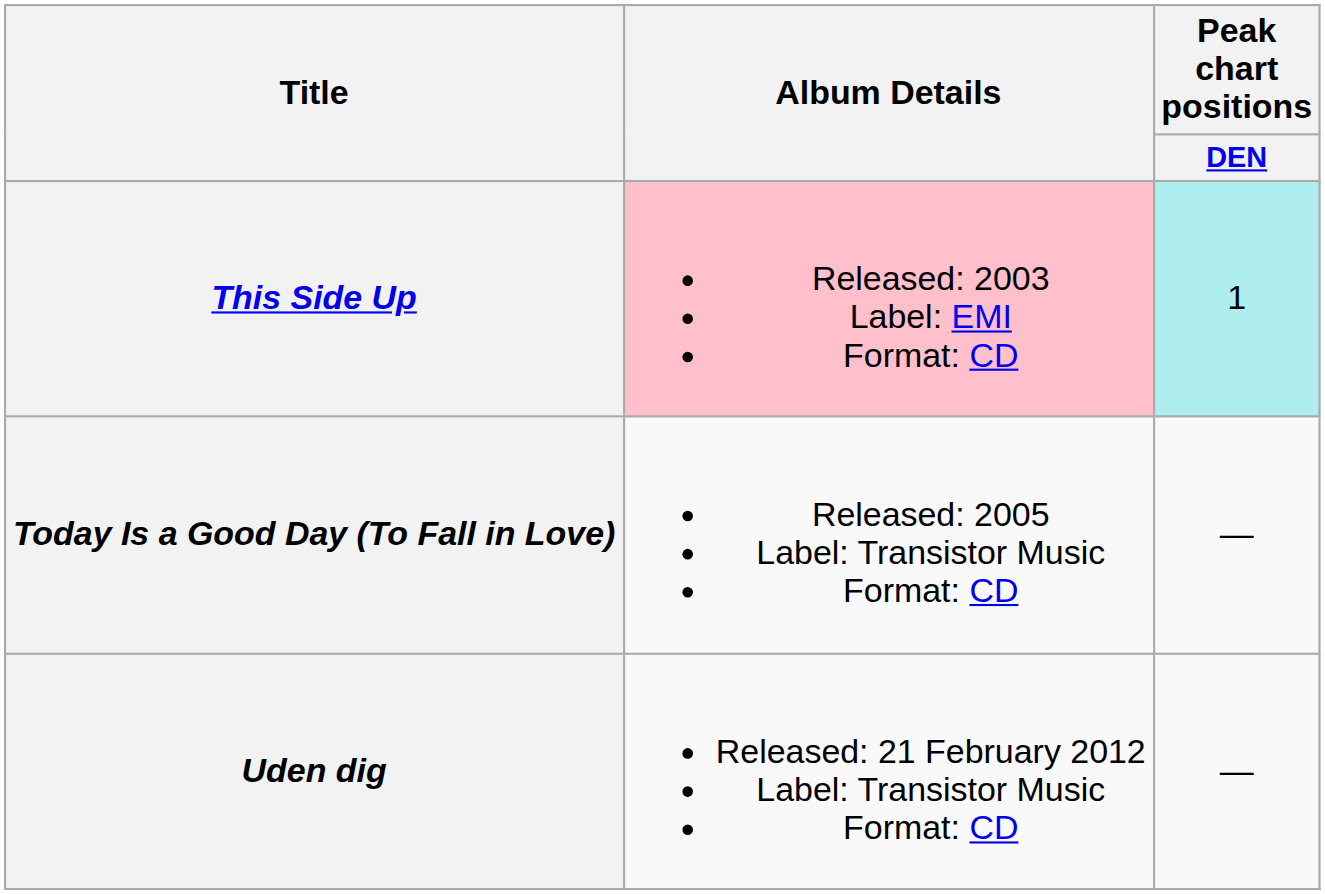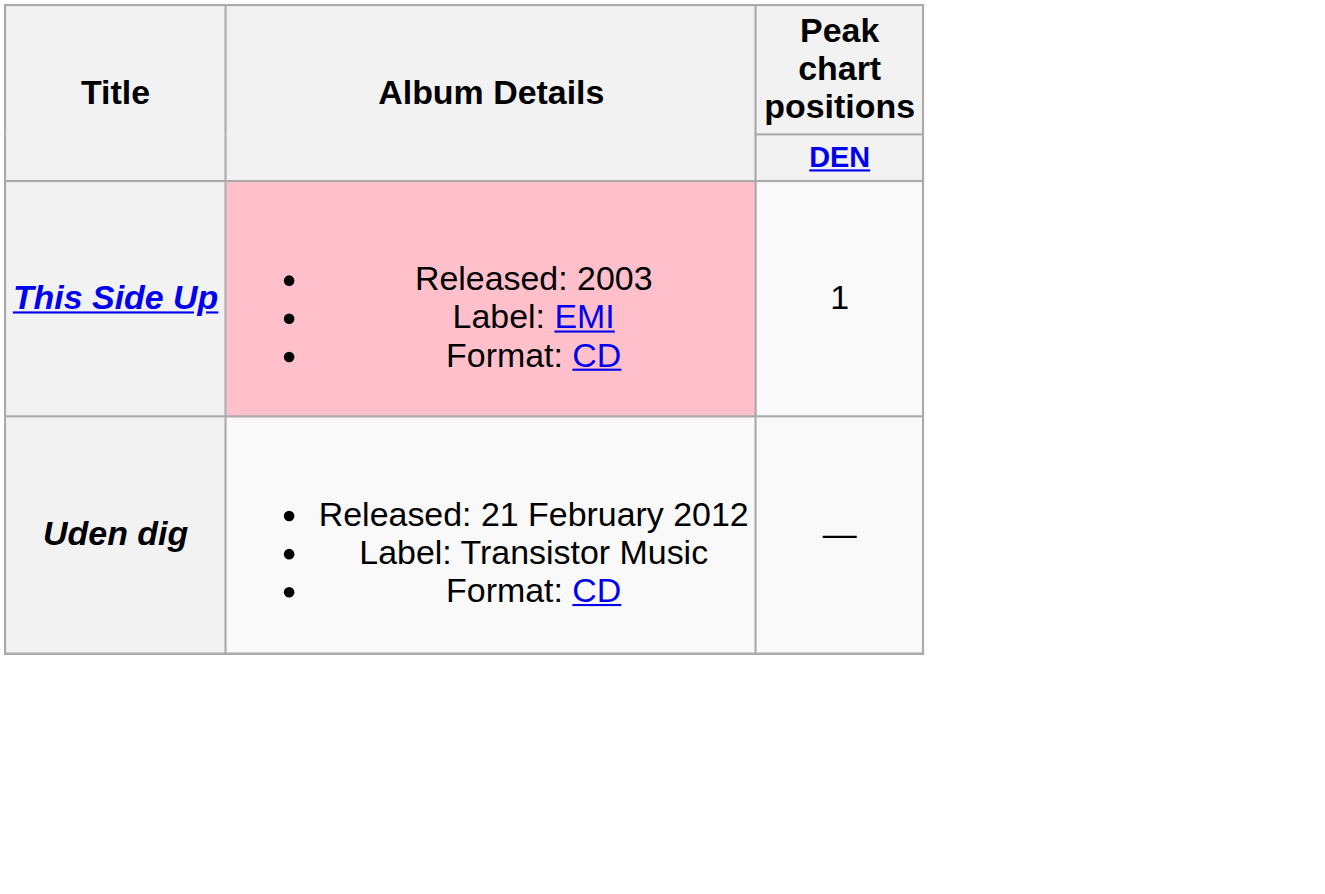(1237, 298) paleturquoise background -> (840, 298) no background
- row: (314, 534)
